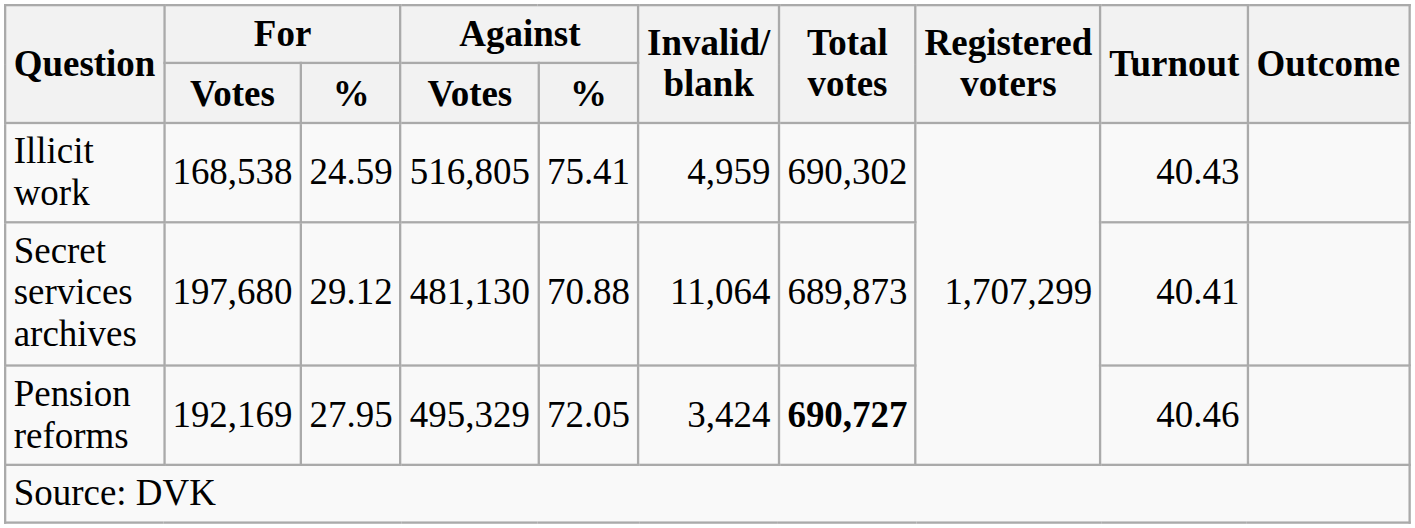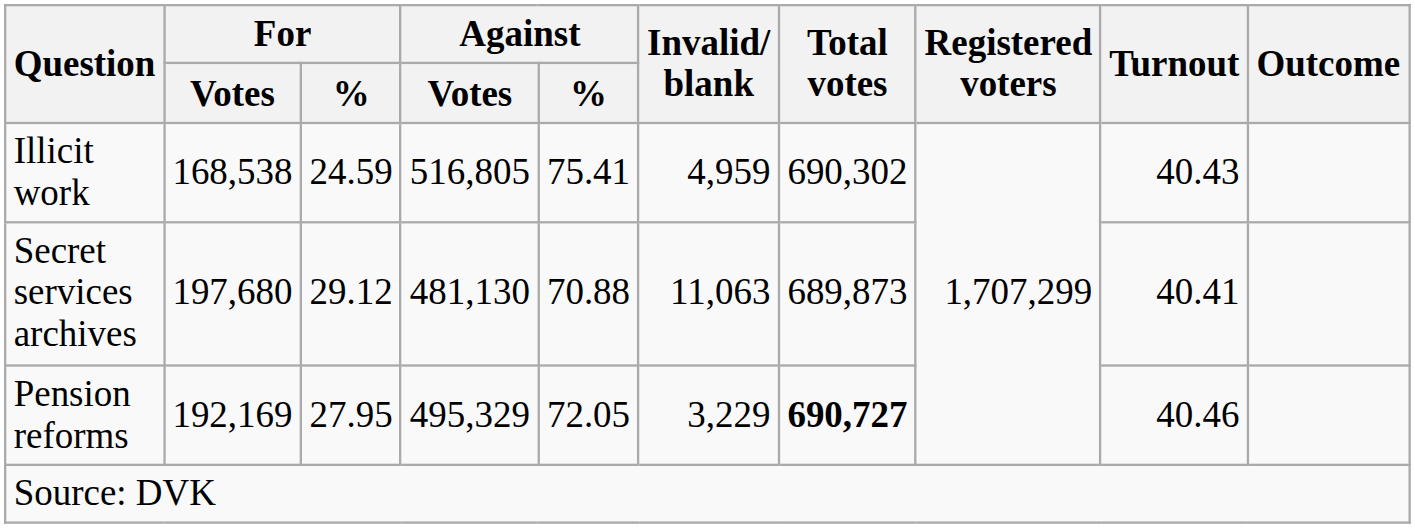(720, 292) 11,064 -> (720, 292) 11,063
(729, 413) 3,424 -> (729, 413) 3,229
